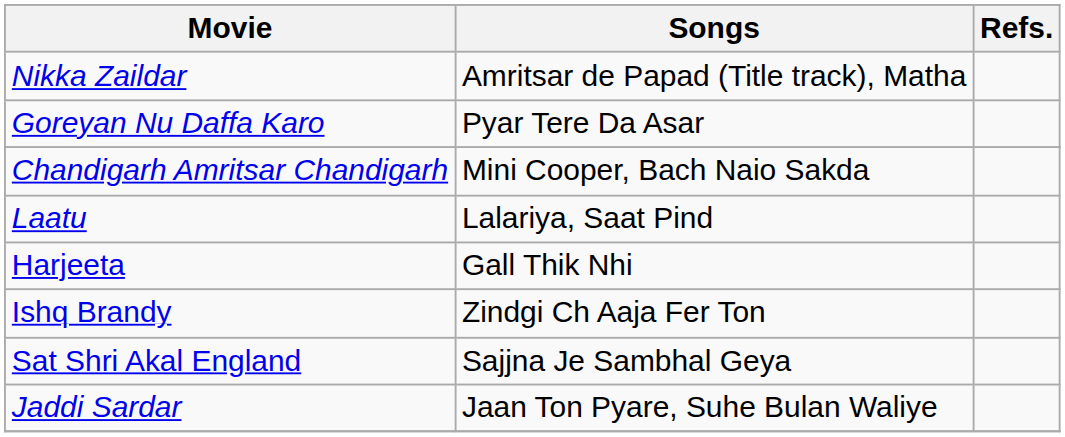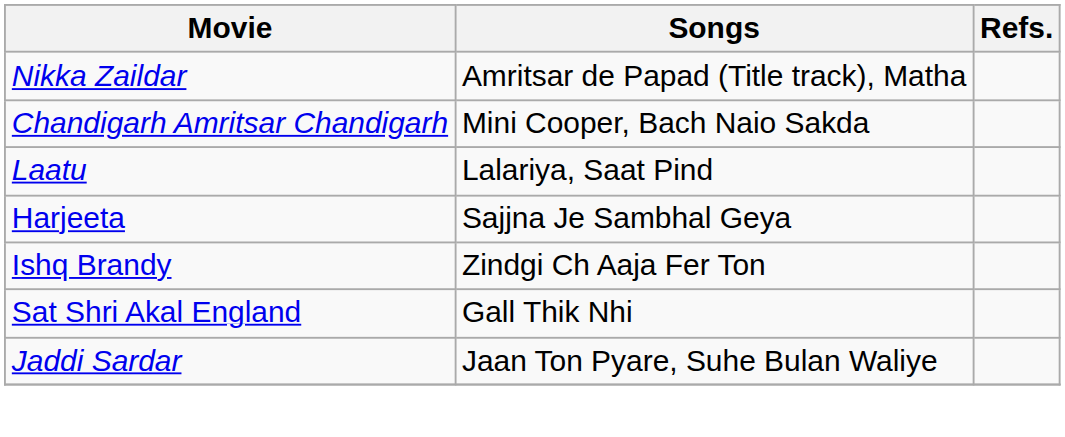- row: (168, 123)
(547, 265) Gall Thik Nhi -> (627, 218) Sajjna Je Sambhal Geya
(627, 360) Sajjna Je Sambhal Geya -> (547, 312) Gall Thik Nhi
